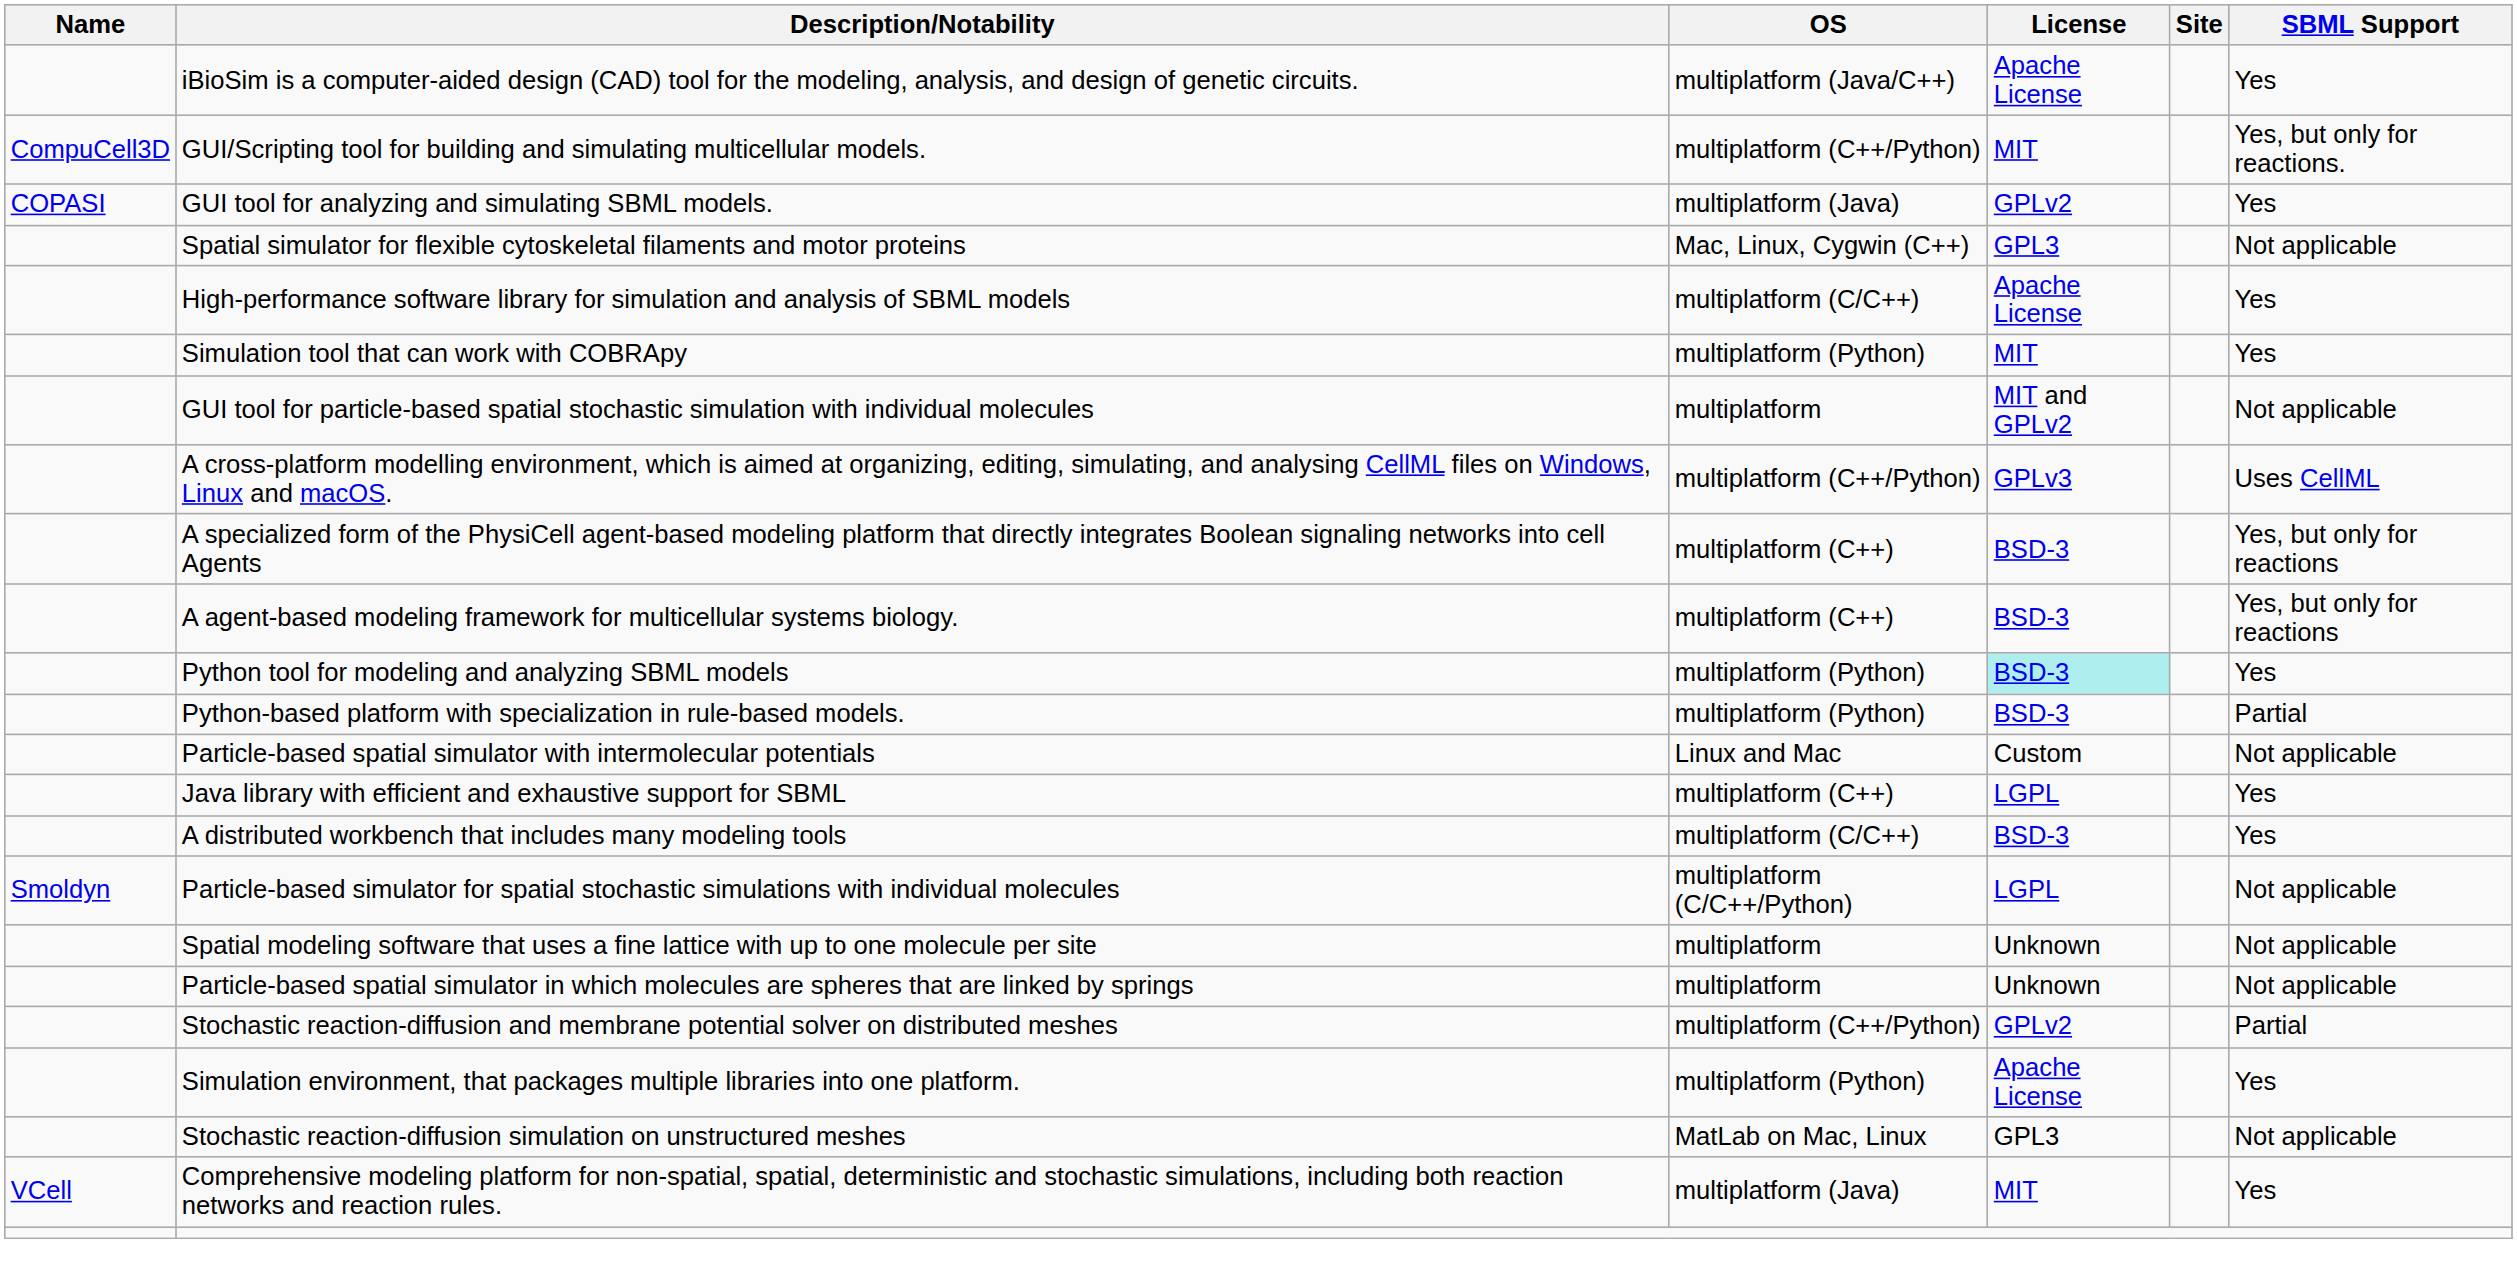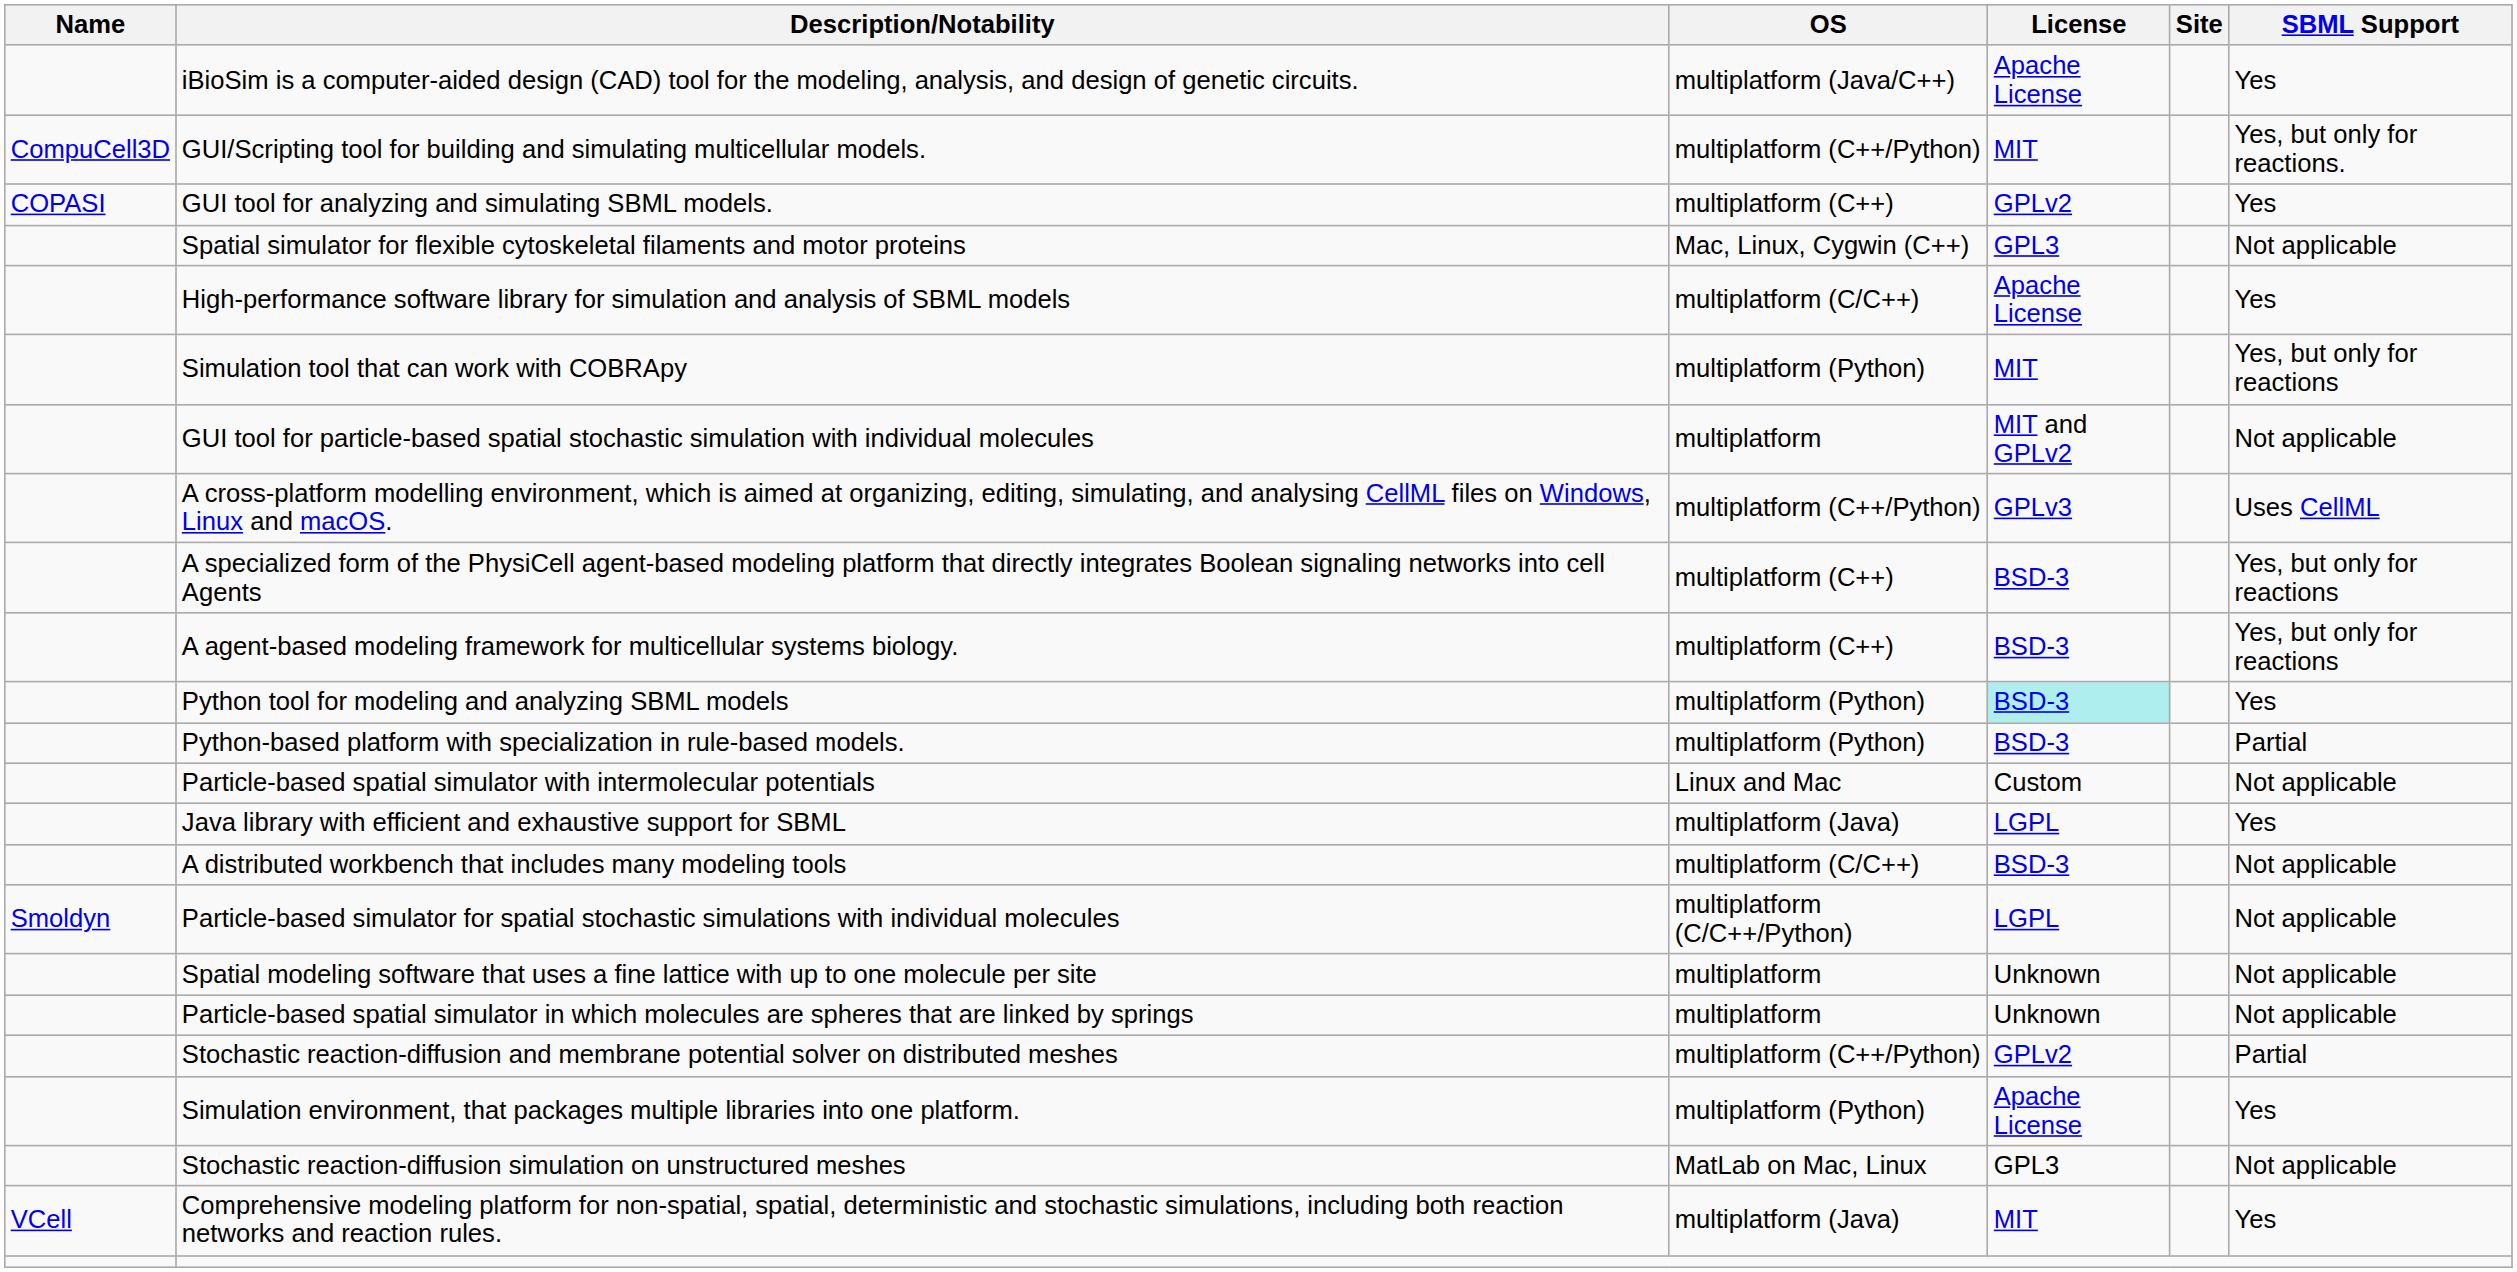(1787, 204) multiplatform (Java) -> (1784, 204) multiplatform (C++)
(2255, 354) Yes -> (2326, 369) Yes, but only for reactions
(1784, 794) multiplatform (C++) -> (1787, 823) multiplatform (Java)
(2255, 835) Yes -> (2316, 864) Not applicable
